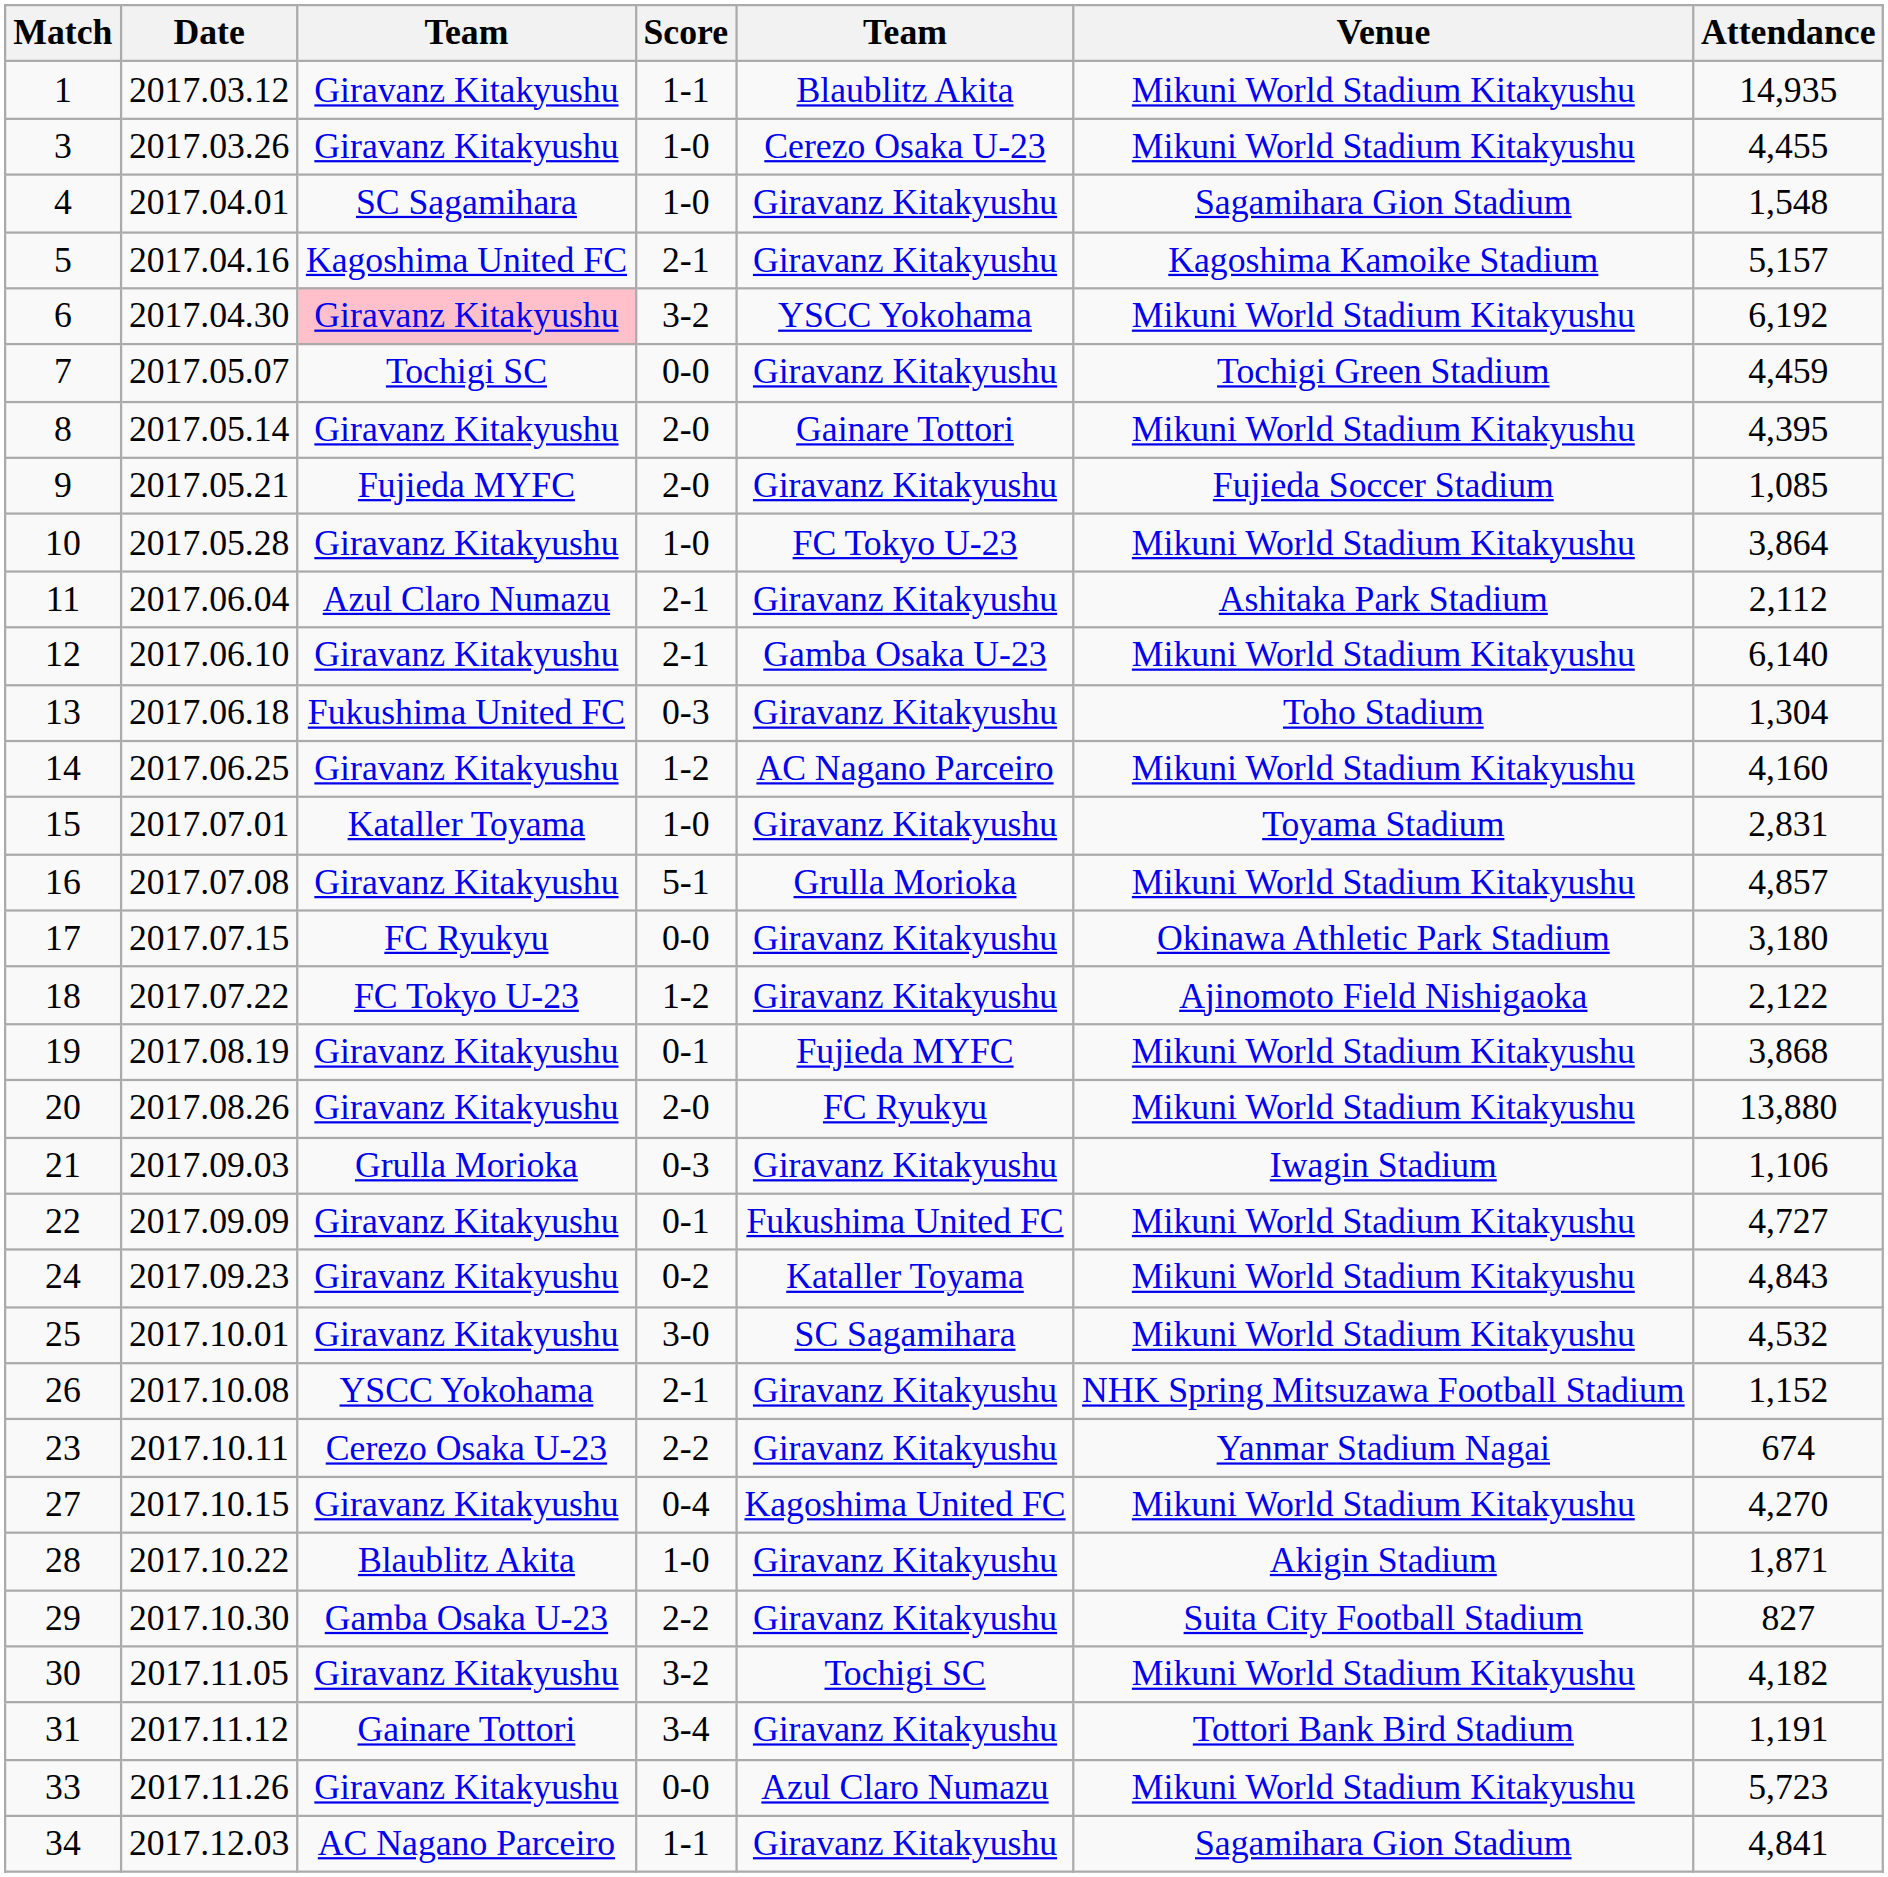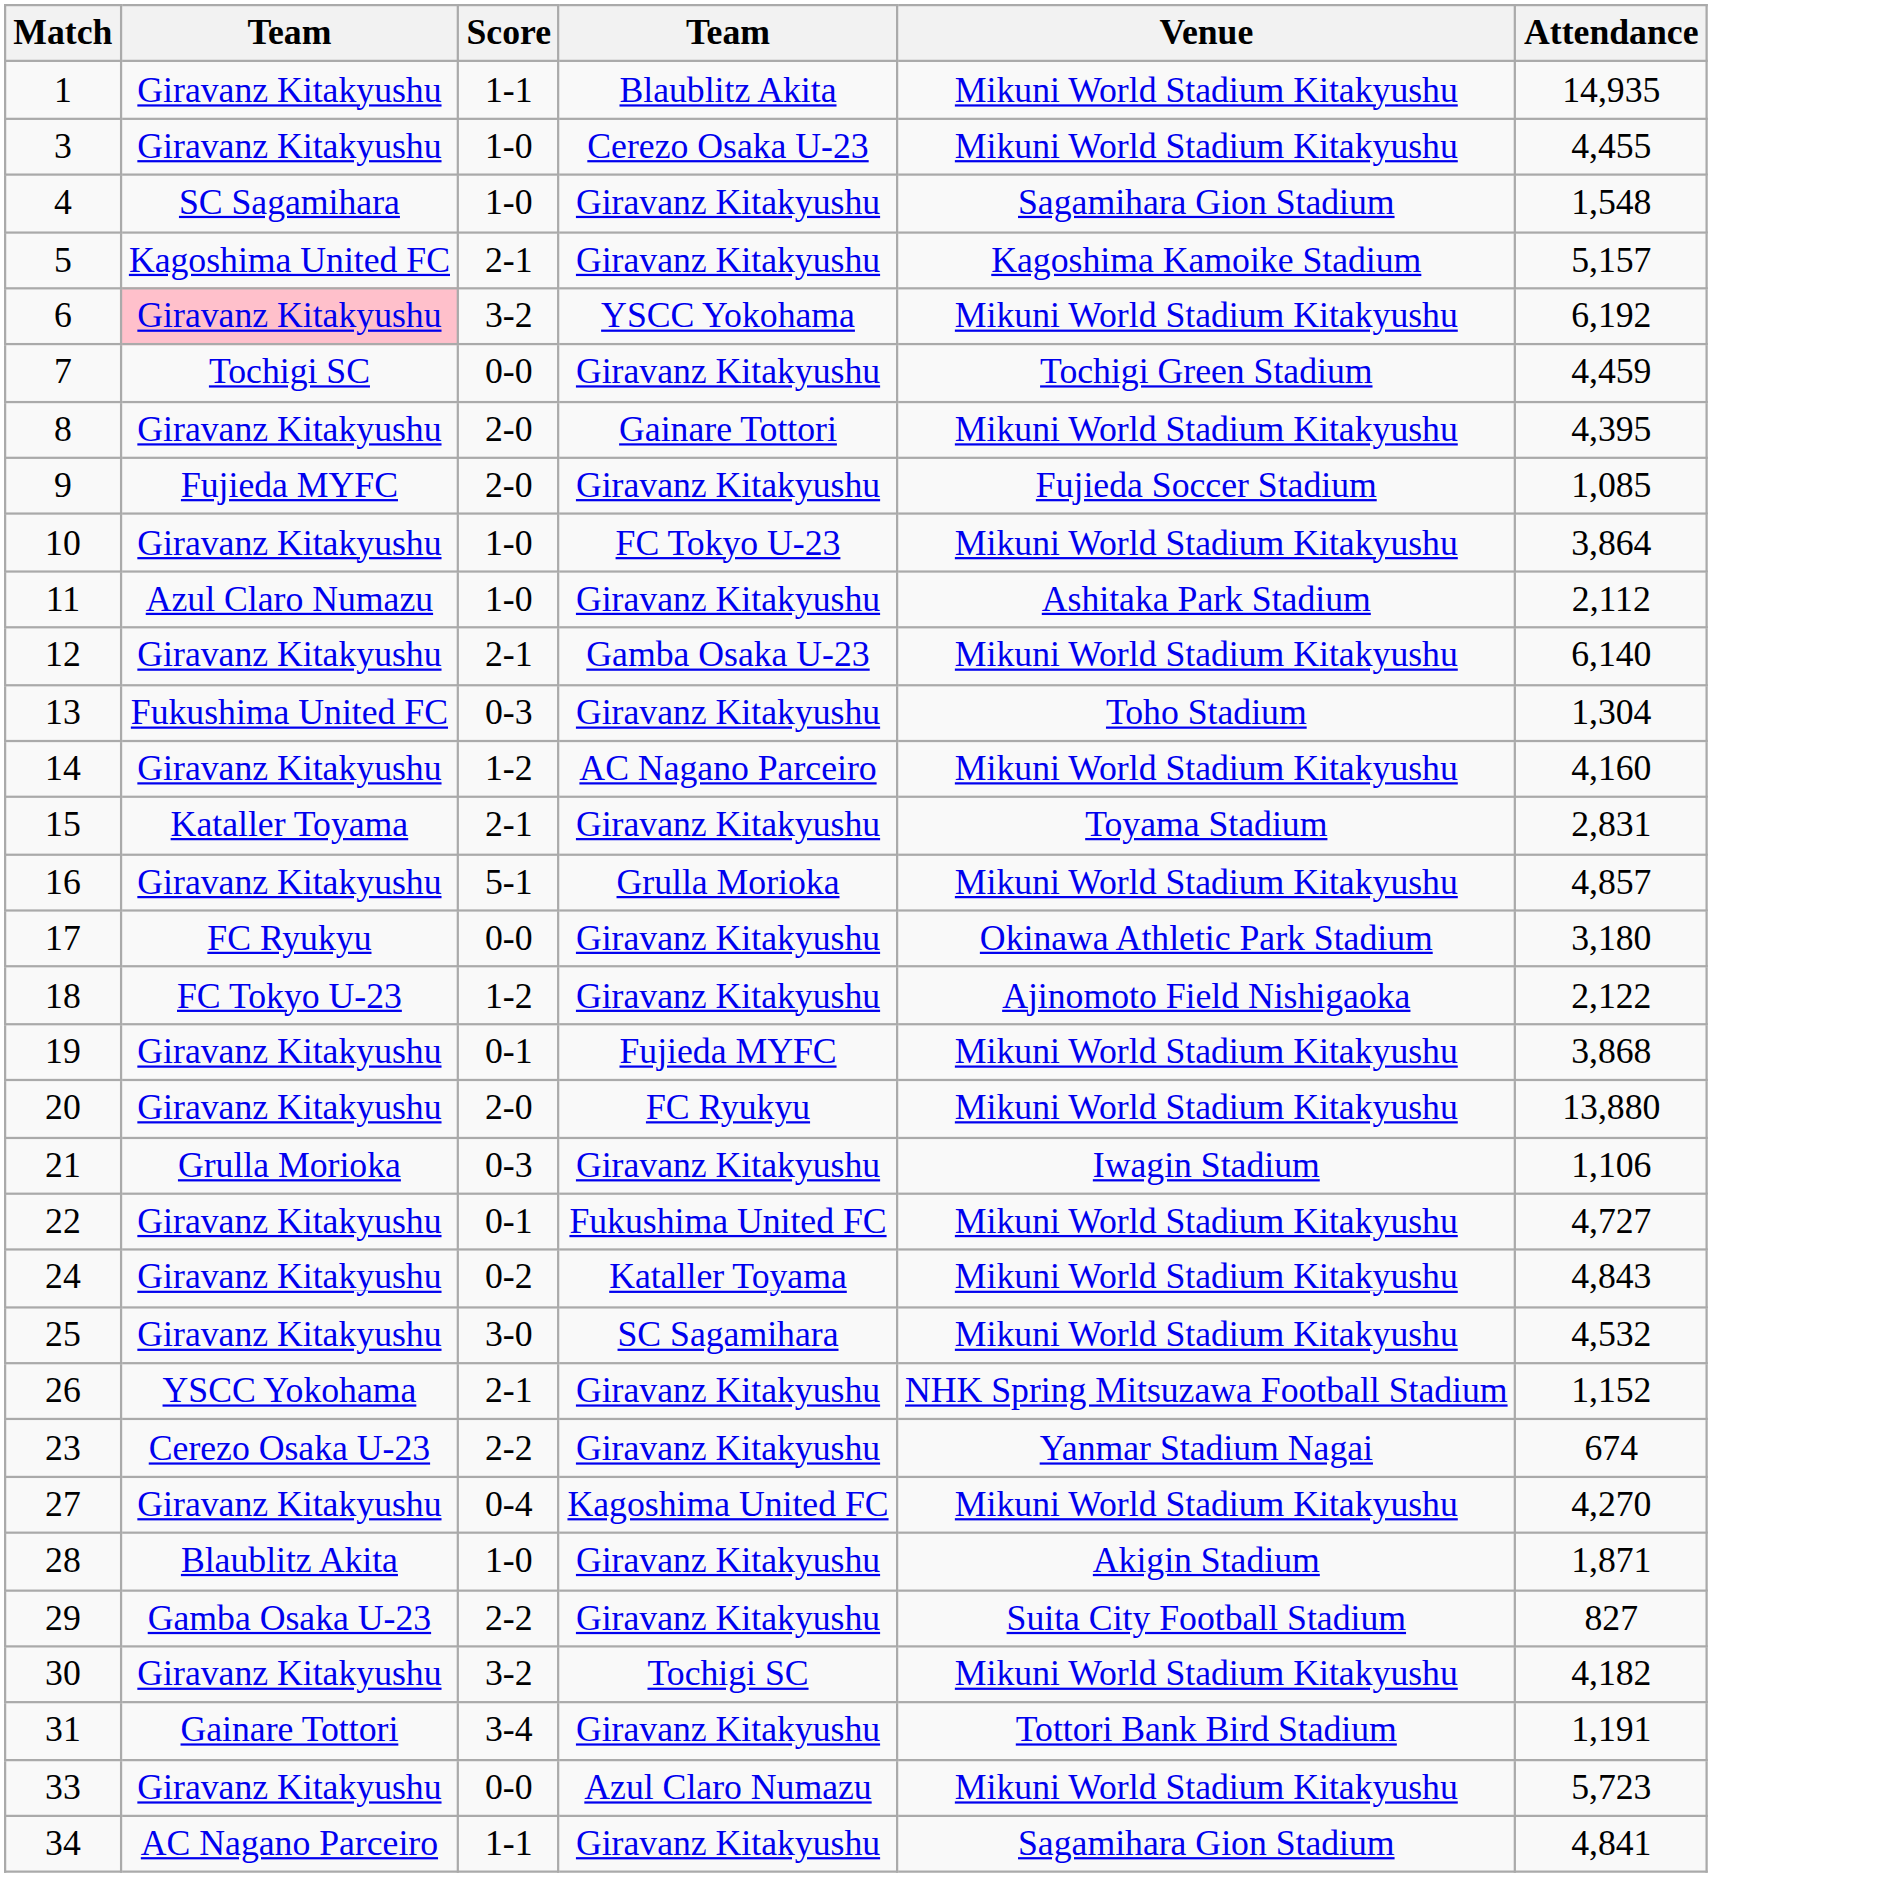- column: (209, 32)
(686, 598) 2-1 -> (509, 598) 1-0
(686, 825) 1-0 -> (509, 825) 2-1
